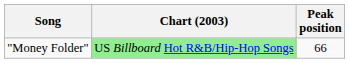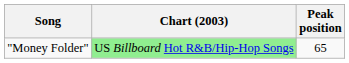(320, 48) 66 -> (320, 48) 65
